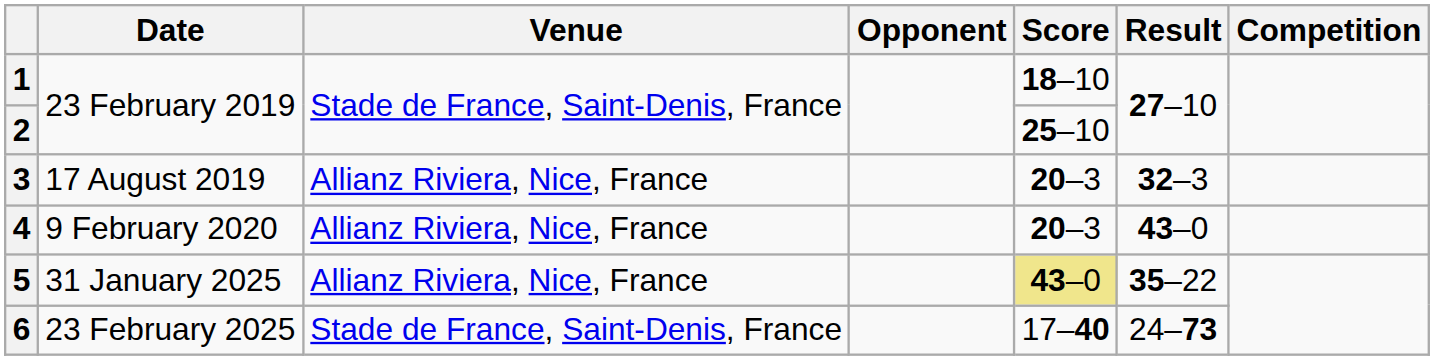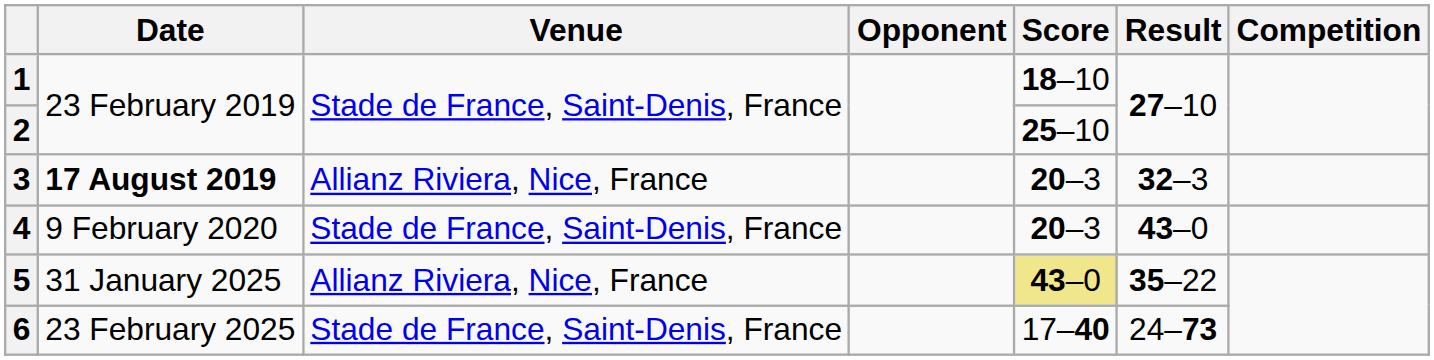(155, 180) normal -> (161, 180) bold
(509, 230) Allianz Riviera, Nice, France -> (576, 230) Stade de France, Saint-Denis, France
